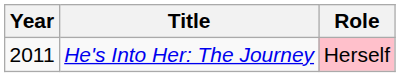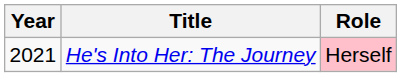(32, 54) 2011 -> (33, 54) 2021
